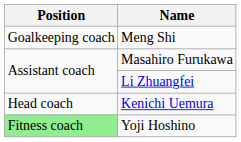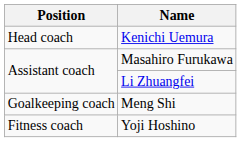rows swapped: (167, 103) <-> (148, 37)
(45, 125) lightgreen background -> (45, 125) no background
